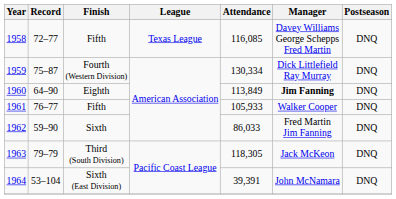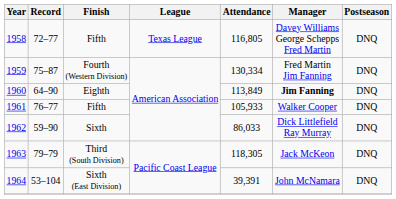(247, 38) 116,085 -> (247, 38) 116,805
(307, 70) Dick Littlefield Ray Murray -> (307, 70) Fred Martin Jim Fanning
(307, 128) Fred Martin Jim Fanning -> (307, 128) Dick Littlefield Ray Murray
